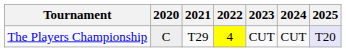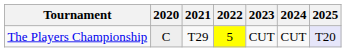(230, 36) 4 -> (230, 36) 5
